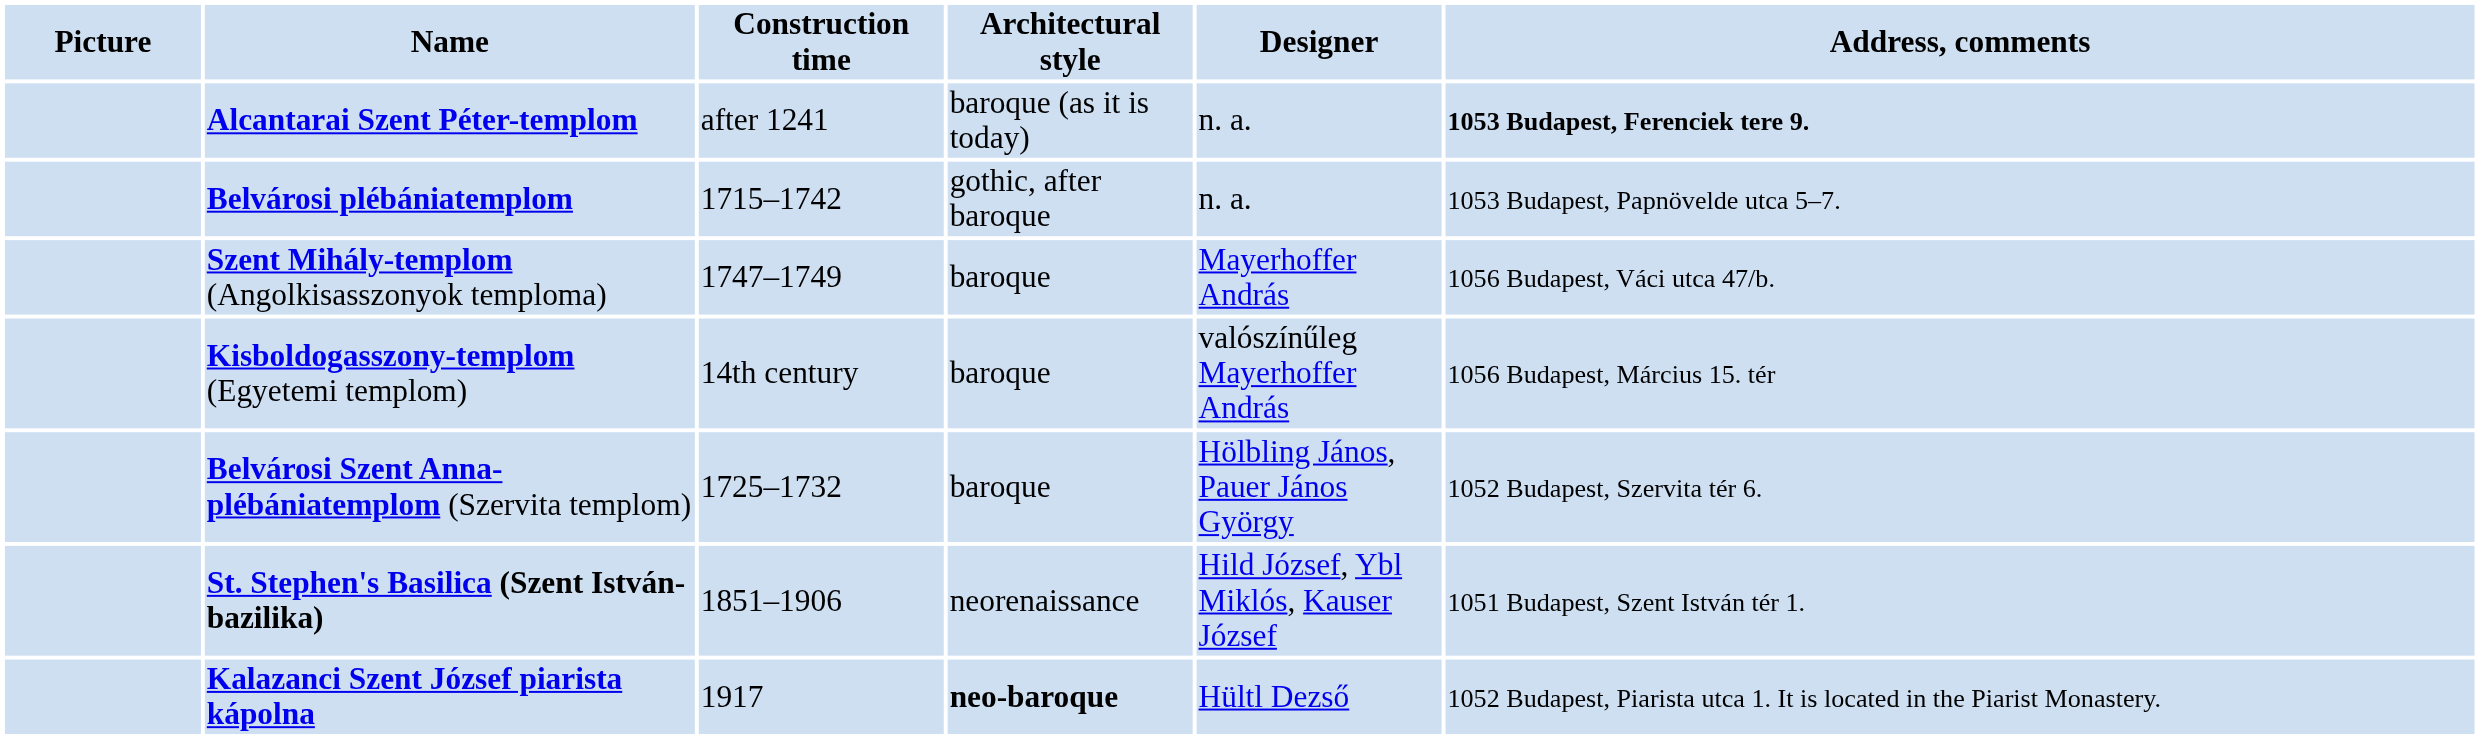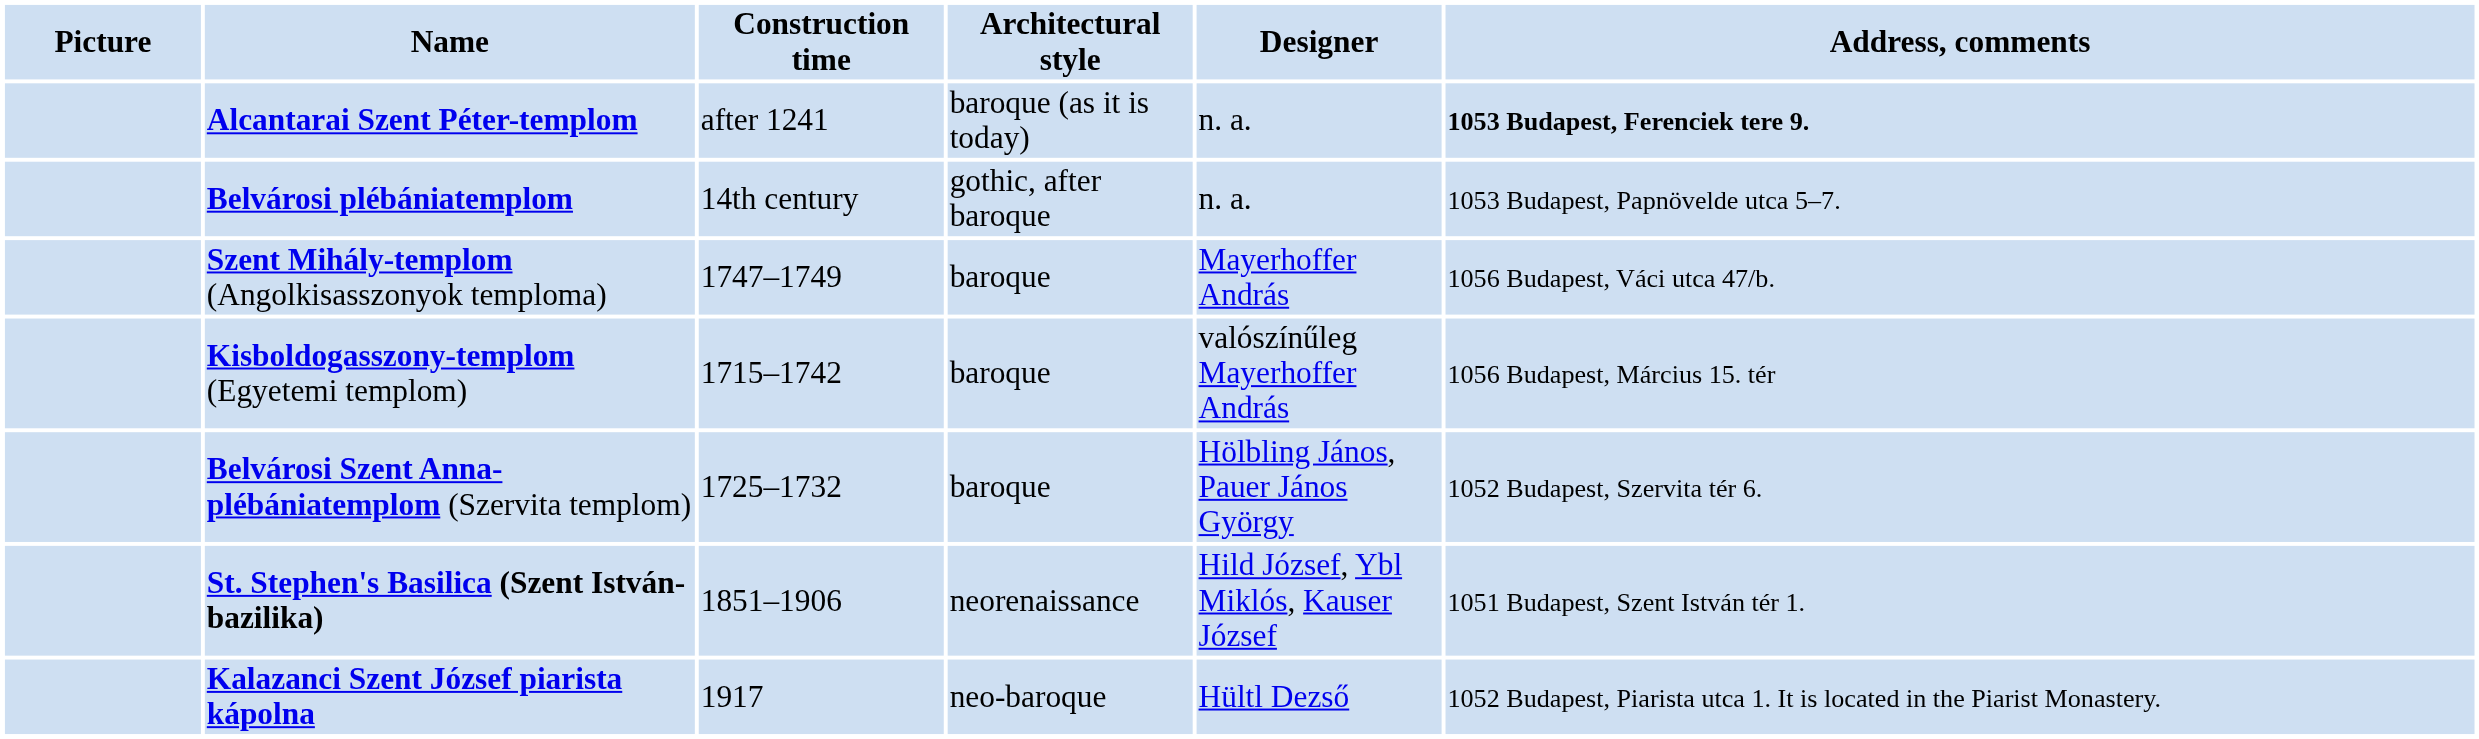(771, 198) 1715–1742 -> (780, 198) 14th century
(780, 372) 14th century -> (771, 372) 1715–1742
(1034, 696) bold -> (1028, 696) normal
